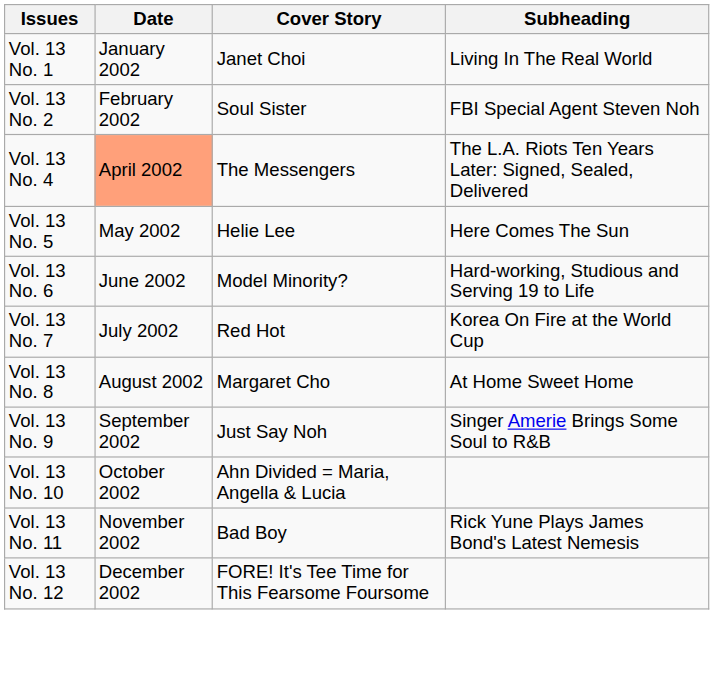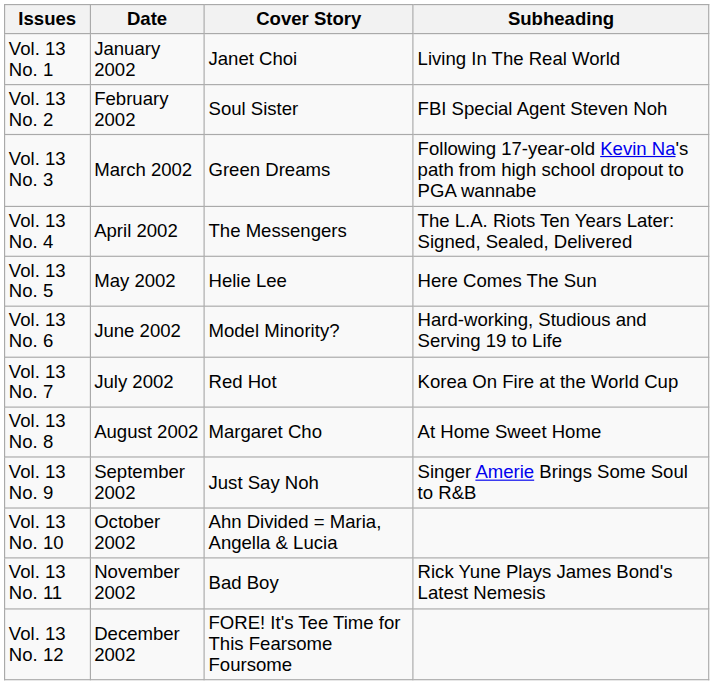+ row: (37, 170)
(141, 170) lightsalmon background -> (136, 230) no background
